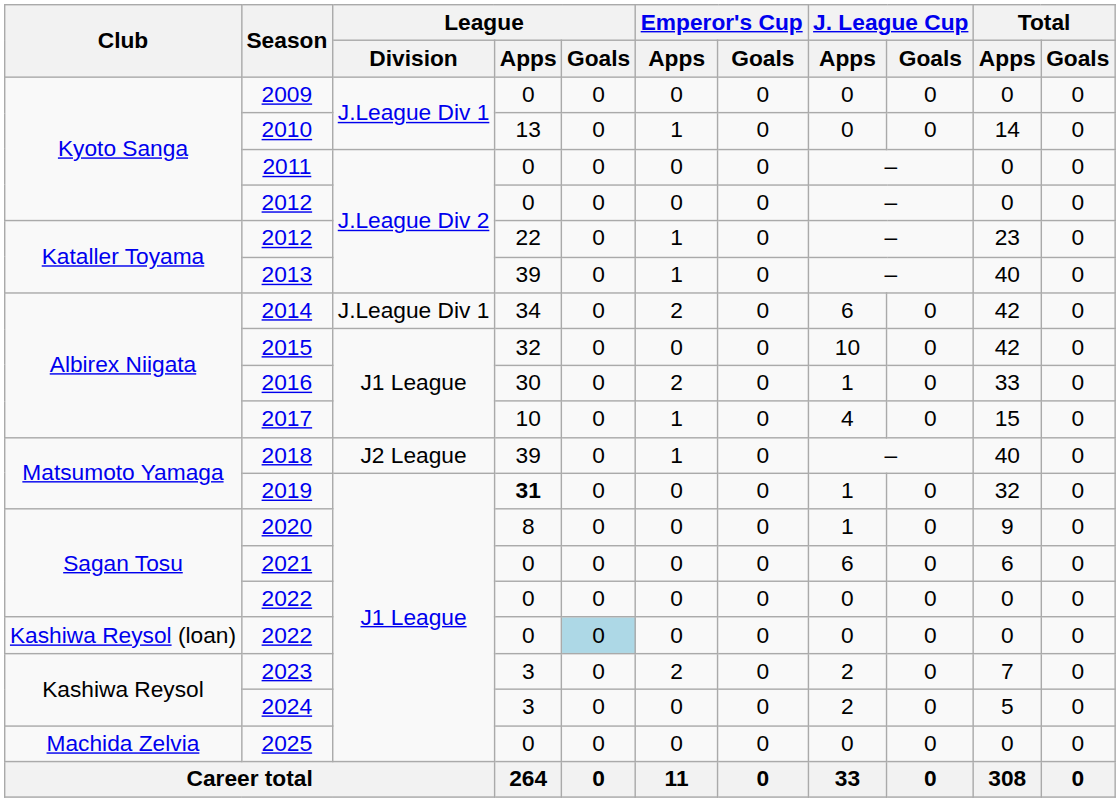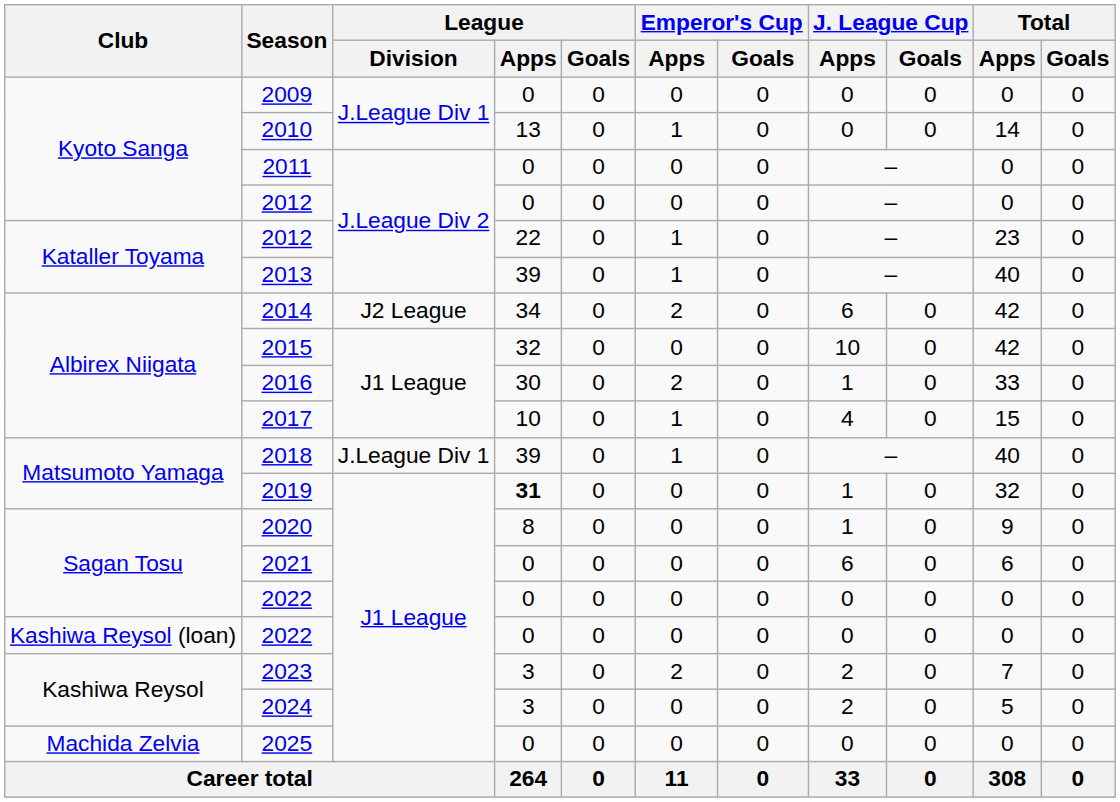(414, 310) J.League Div 1 -> (414, 310) J2 League
(414, 454) J2 League -> (414, 454) J.League Div 1
(599, 635) lightblue background -> (599, 635) no background
